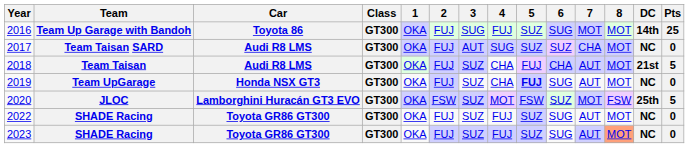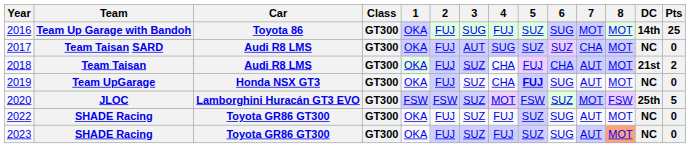(673, 65) 5 -> (674, 65) 2
(415, 100) OKA -> (416, 100) FSW
